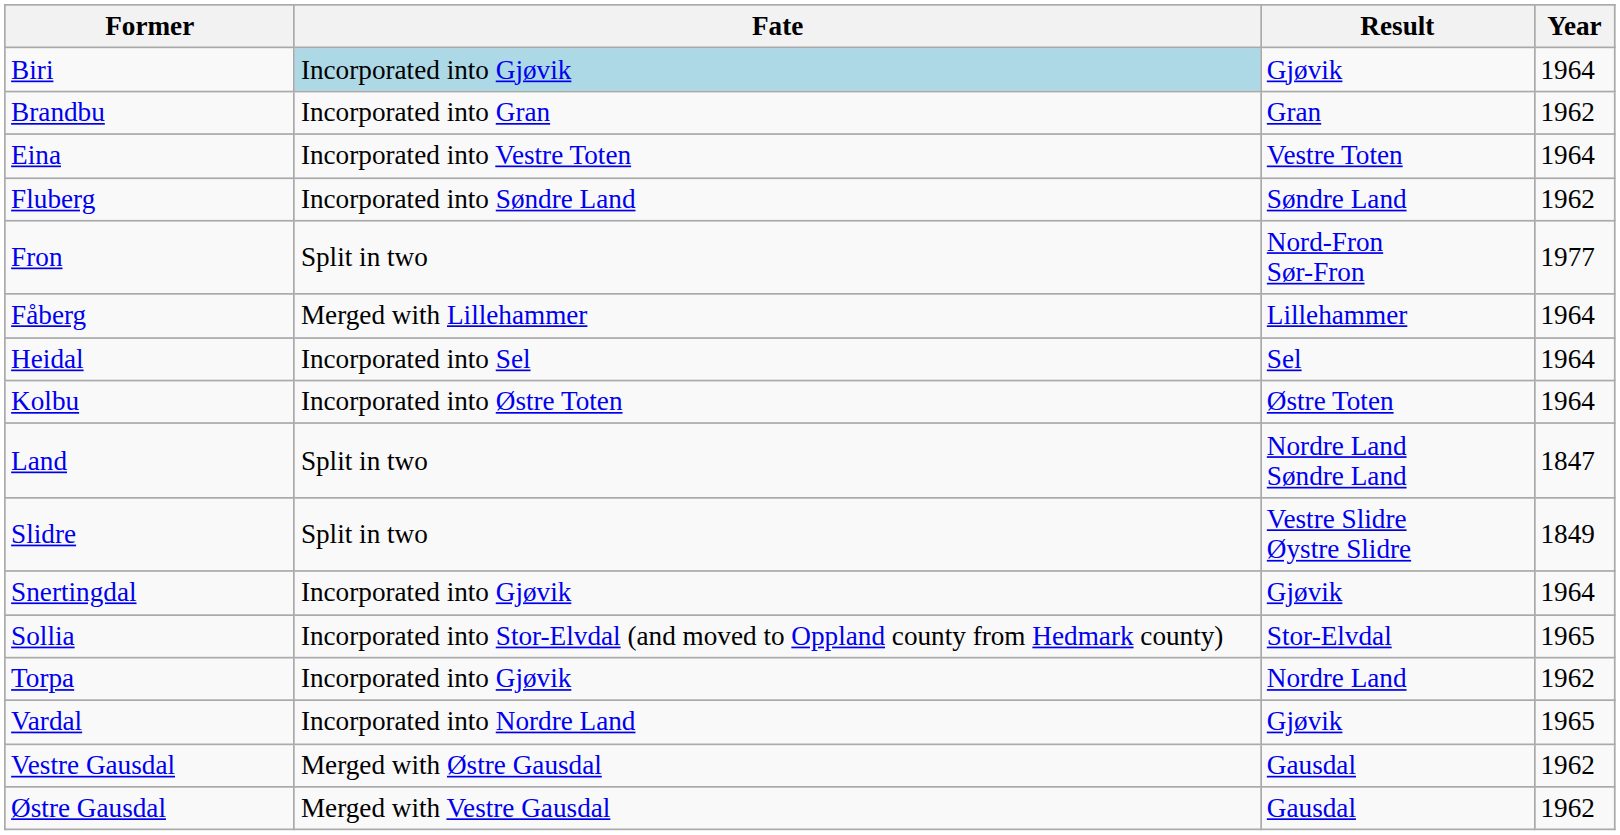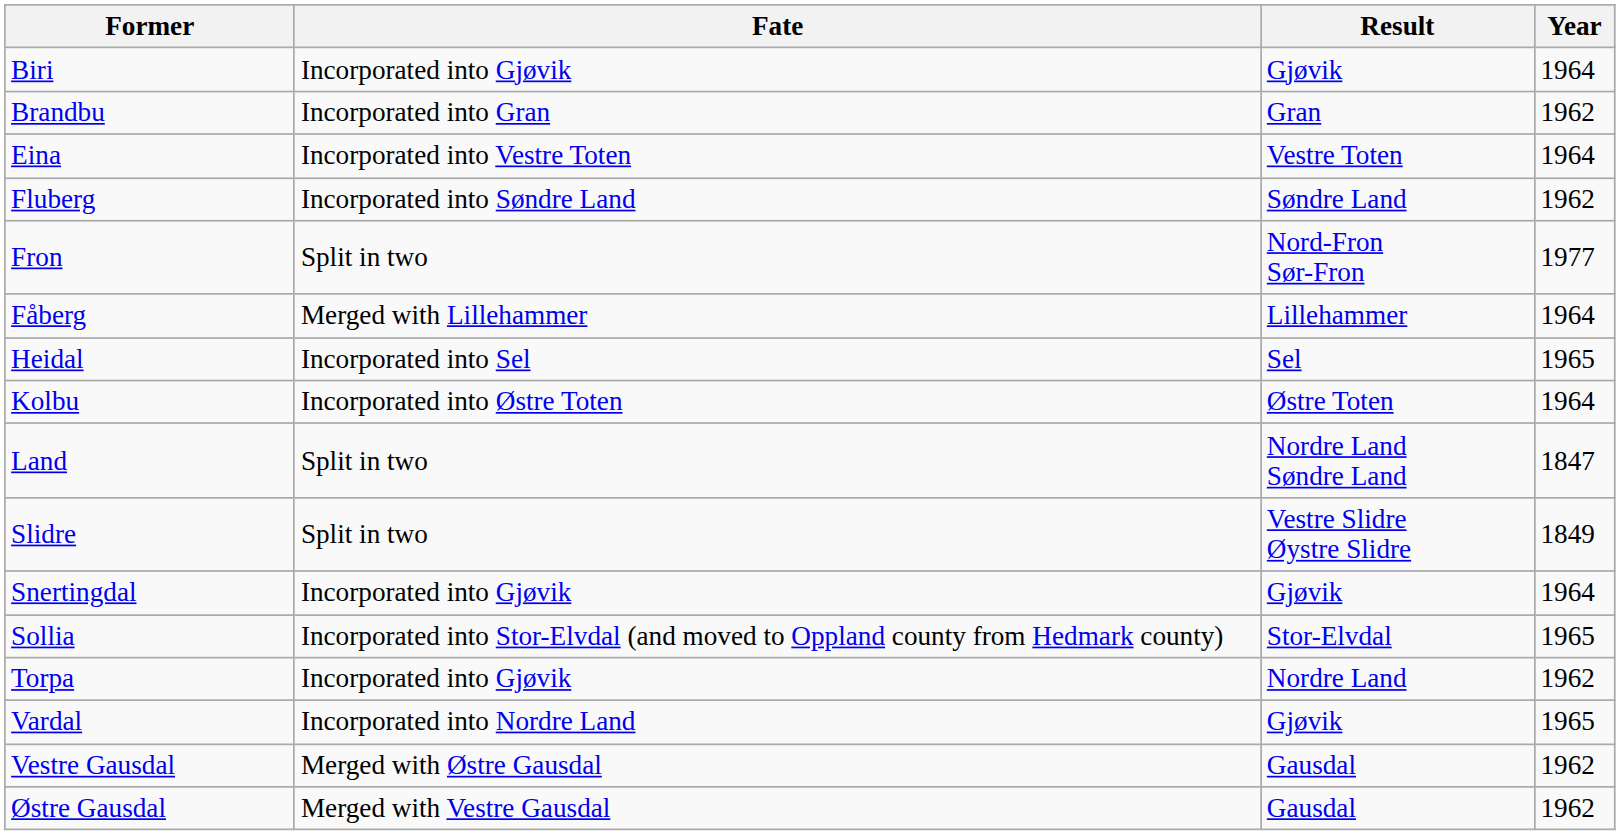(436, 69) lightblue background -> (436, 69) no background
(1568, 358) 1964 -> (1568, 358) 1965
